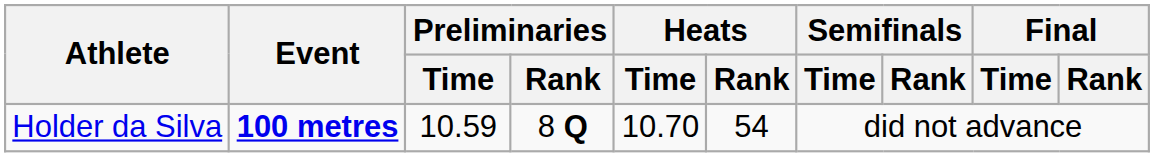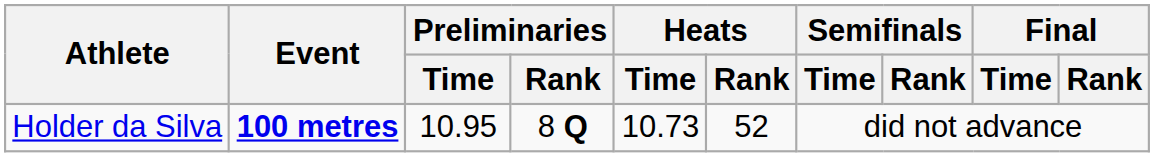(458, 128) 10.59 -> (458, 128) 10.95
(661, 128) 10.70 -> (661, 128) 10.73
(752, 128) 54 -> (752, 128) 52
